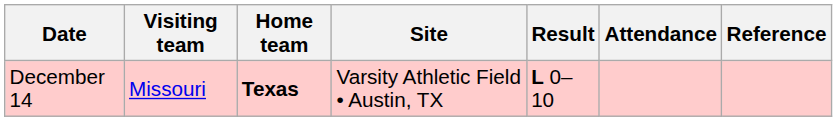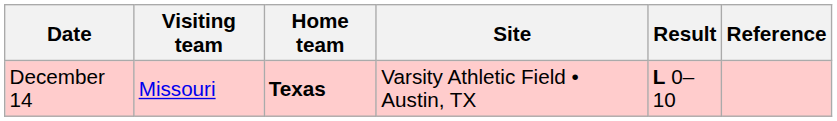- column: (661, 33)
